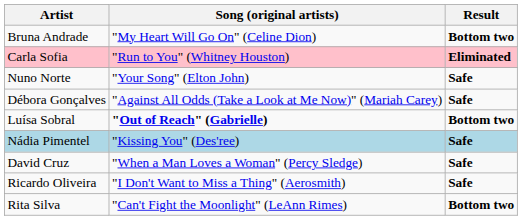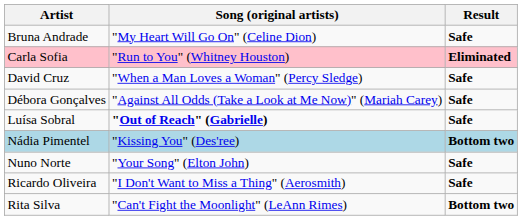(481, 36) Bottom two -> (460, 36) Safe
rows swapped: (38, 162) <-> (39, 78)
(481, 120) Bottom two -> (460, 120) Safe
(460, 141) Safe -> (481, 141) Bottom two
